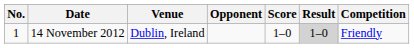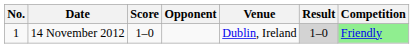columns swapped: (167, 14) <-> (282, 14)
(361, 33) no background -> (361, 33) lightgreen background
